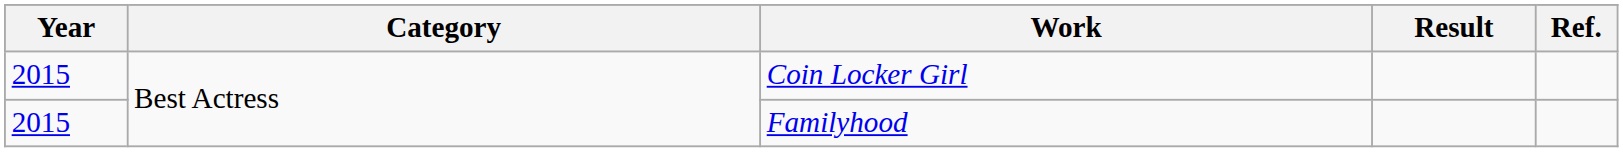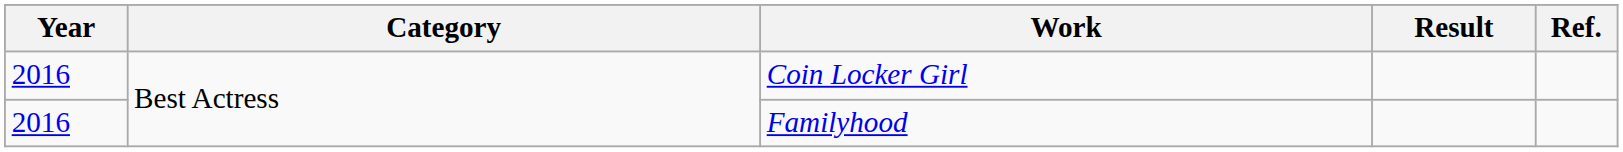(41, 74) 2015 -> (41, 74) 2016
(41, 121) 2015 -> (41, 121) 2016
